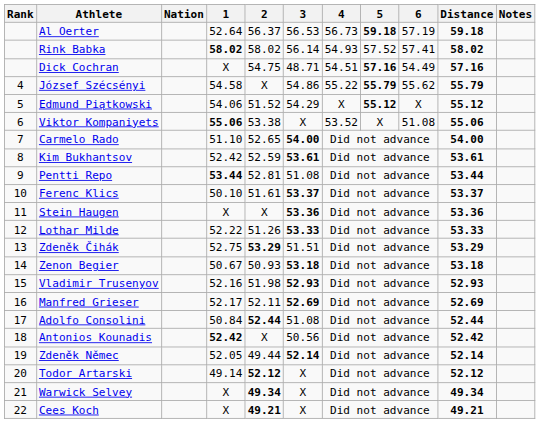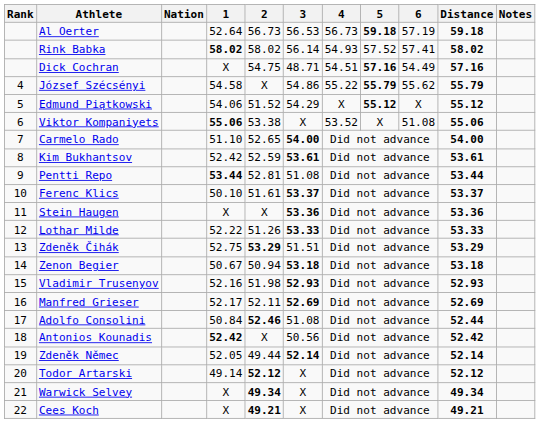(264, 31) 56.37 -> (264, 31) 56.73
(264, 266) 50.93 -> (264, 266) 50.94
(264, 320) 52.44 -> (264, 320) 52.46
